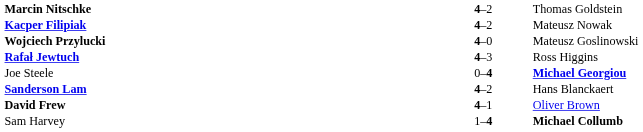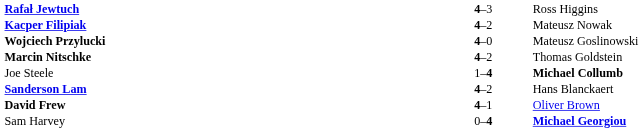rows swapped: (48, 9) <-> (42, 57)
(483, 73) 0–4 -> (483, 73) 1–4
(579, 73) Michael Georgiou -> (578, 73) Michael Collumb
(483, 121) 1–4 -> (483, 121) 0–4
(578, 121) Michael Collumb -> (579, 121) Michael Georgiou
